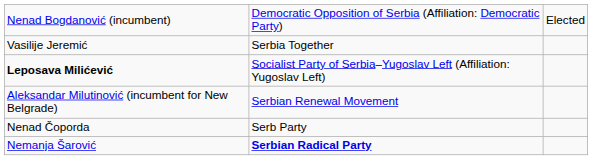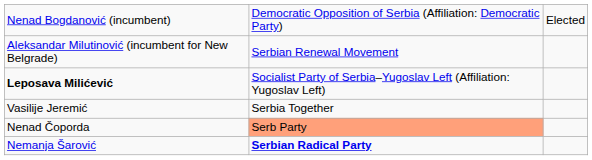rows swapped: (47, 45) <-> (117, 102)
(279, 127) no background -> (279, 127) lightsalmon background
